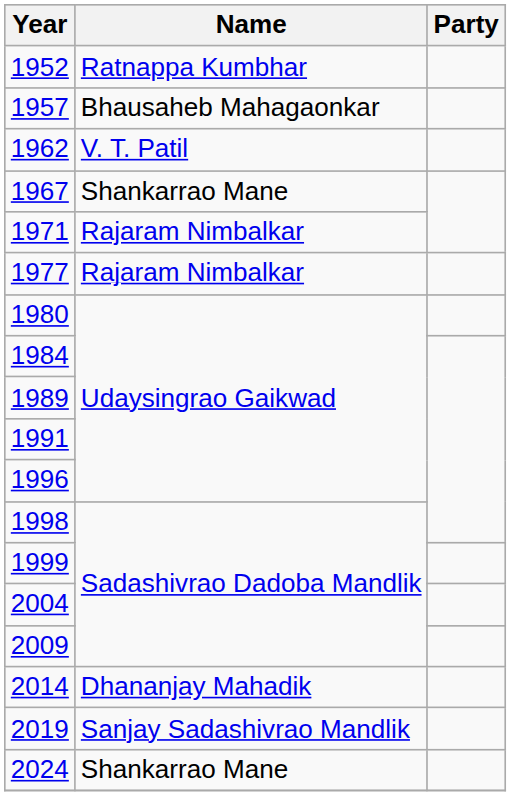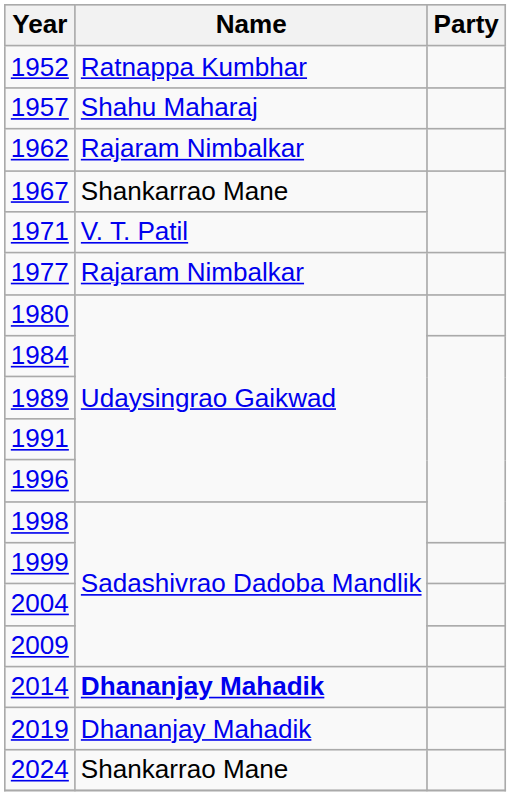(230, 107) Bhausaheb Mahagaonkar -> (169, 107) Shahu Maharaj
(135, 149) V. T. Patil -> (192, 149) Rajaram Nimbalkar
(192, 231) Rajaram Nimbalkar -> (135, 231) V. T. Patil
(196, 686) normal -> (203, 686) bold
(245, 728) Sanjay Sadashivrao Mandlik -> (196, 728) Dhananjay Mahadik
